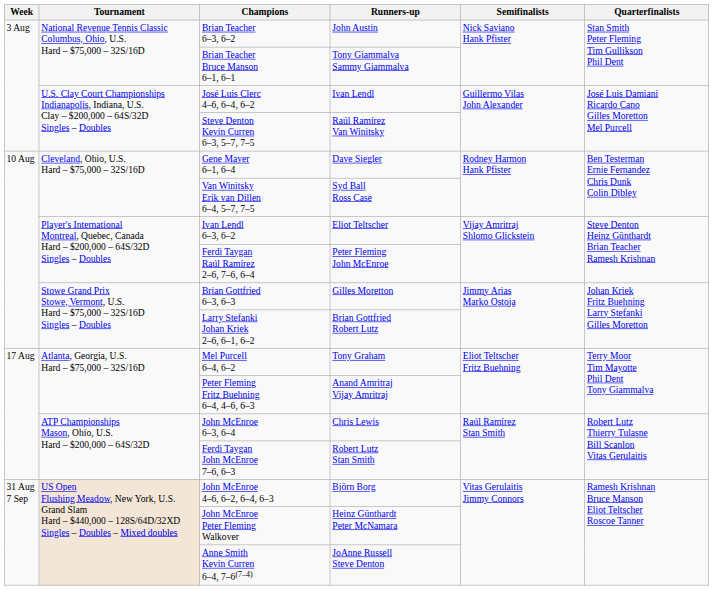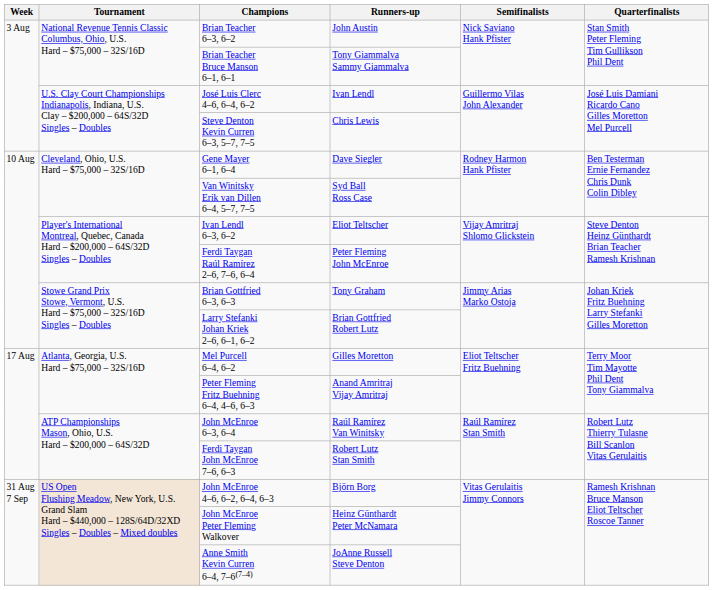(359, 126) Raúl Ramírez Van Winitsky -> (356, 121) Chris Lewis
(363, 290) Gilles Moretton -> (359, 290) Tony Graham
(359, 356) Tony Graham -> (363, 356) Gilles Moretton
(356, 421) Chris Lewis -> (359, 427) Raúl Ramírez Van Winitsky
